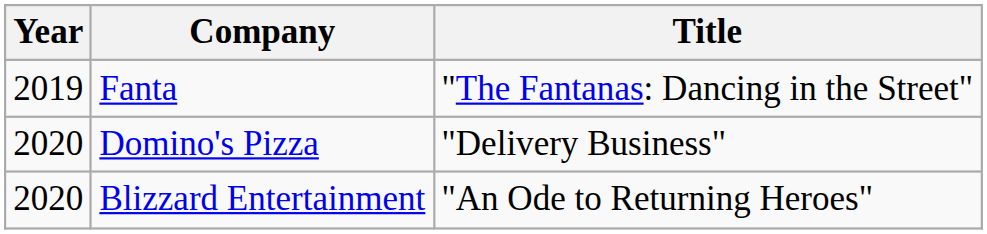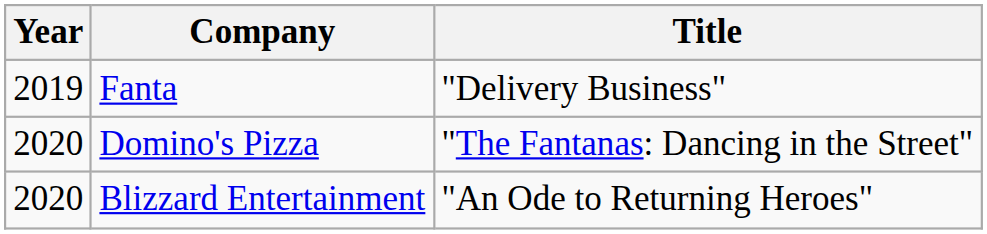(707, 87) "The Fantanas: Dancing in the Street" -> (584, 87) "Delivery Business"
(584, 143) "Delivery Business" -> (707, 143) "The Fantanas: Dancing in the Street"
